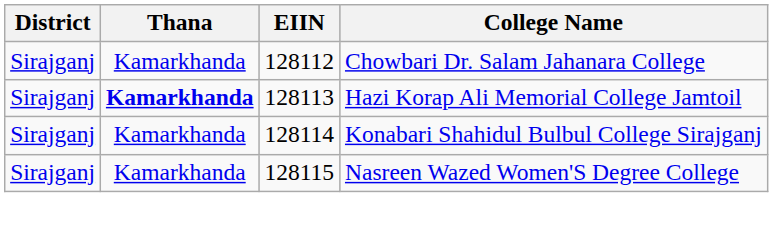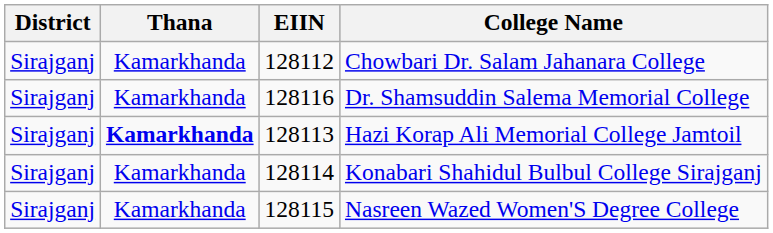+ row: (547, 97)
